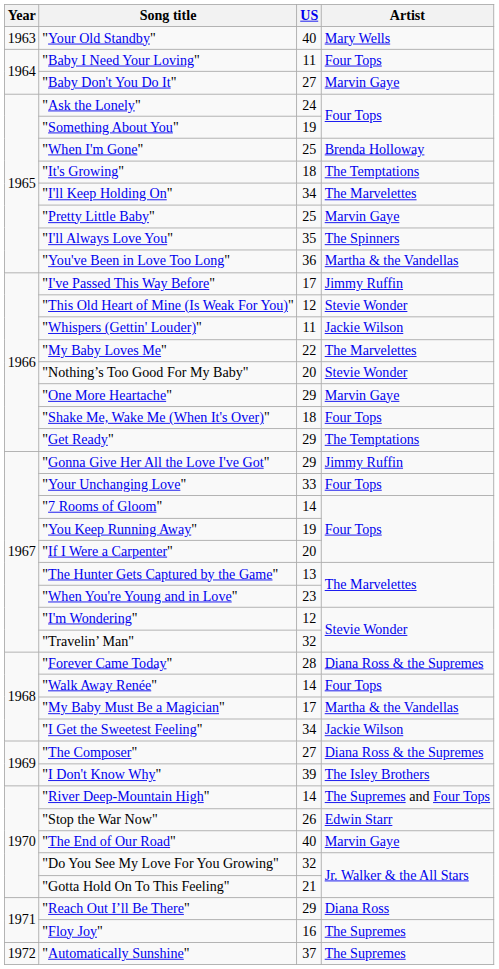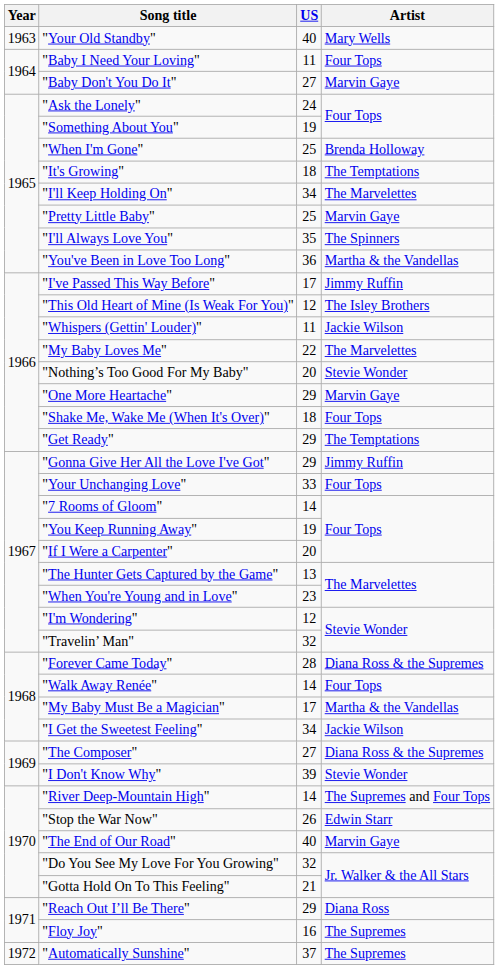(366, 305) Stevie Wonder -> (377, 305) The Isley Brothers
(377, 774) The Isley Brothers -> (366, 774) Stevie Wonder
